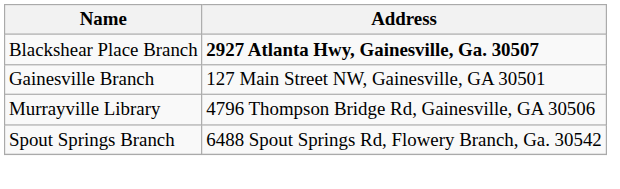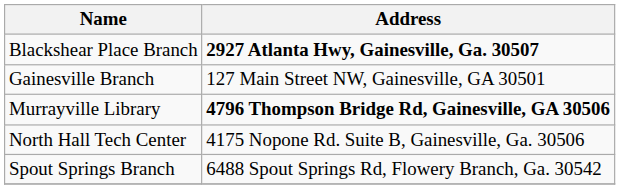(401, 109) normal -> (408, 109) bold
+ row: (97, 139)
